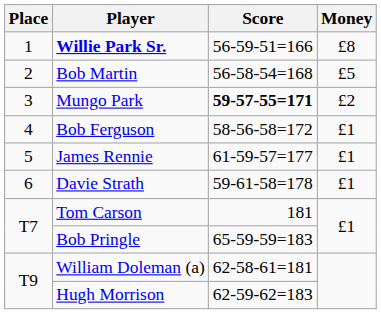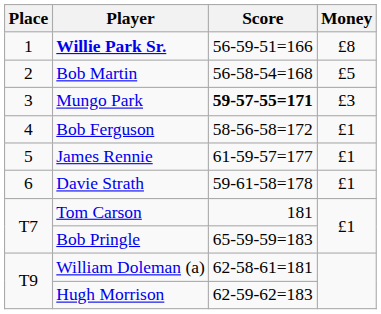(347, 101) £2 -> (347, 101) £3
